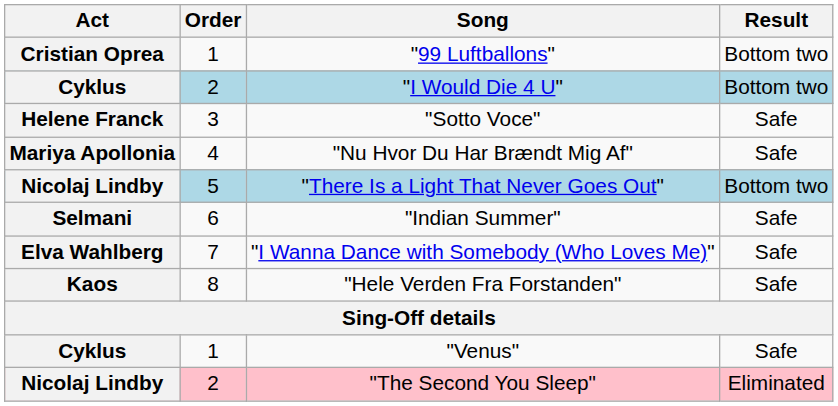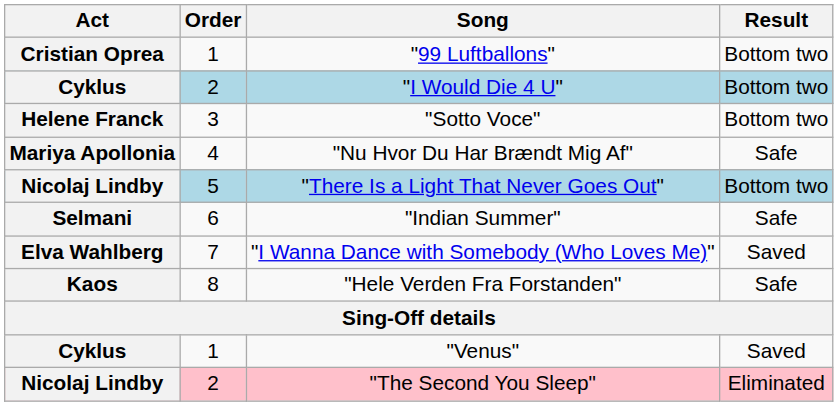(776, 119) Safe -> (776, 119) Bottom two
(776, 251) Safe -> (776, 251) Saved
(776, 350) Safe -> (776, 350) Saved
